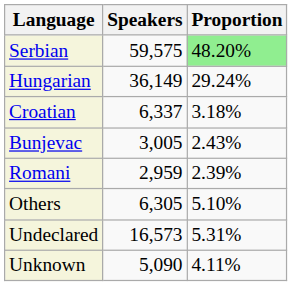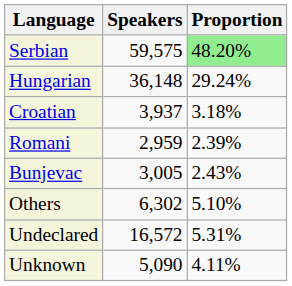(156, 81) 36,149 -> (156, 81) 36,148
(161, 111) 6,337 -> (161, 111) 3,937
rows swapped: (46, 142) <-> (40, 173)
(161, 204) 6,305 -> (161, 204) 6,302
(156, 234) 16,573 -> (156, 234) 16,572
